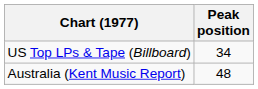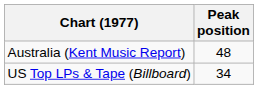rows swapped: (96, 73) <-> (99, 52)
